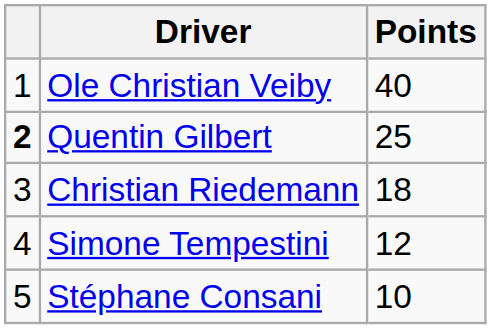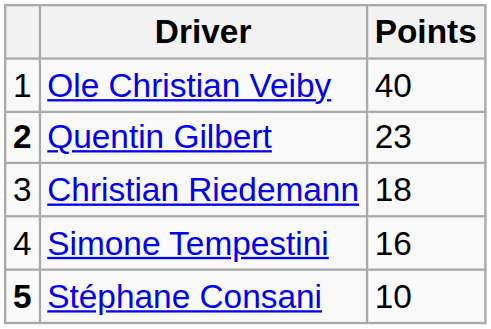(393, 138) 25 -> (393, 138) 23
(393, 243) 12 -> (393, 243) 16
(22, 296) normal -> (22, 296) bold
